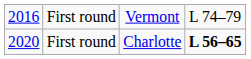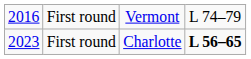(24, 41) 2020 -> (24, 41) 2023
